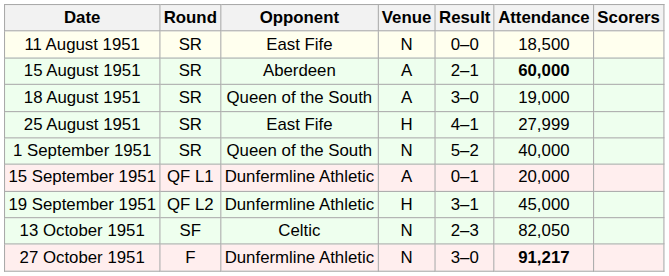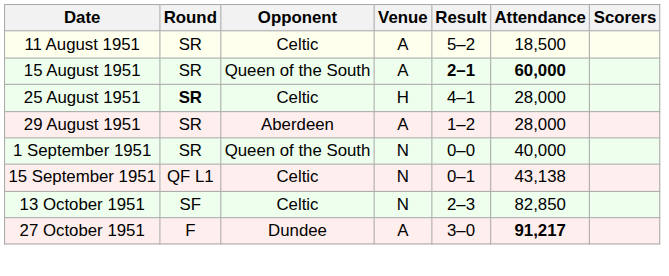(299, 44) East Fife -> (297, 44) Celtic
(407, 44) N -> (403, 44) A
(465, 44) 0–0 -> (461, 44) 5–2
(299, 71) Aberdeen -> (298, 71) Queen of the South
(465, 71) normal -> (461, 71) bold
- row: (82, 97)
(190, 124) normal -> (190, 97) bold
(299, 124) East Fife -> (297, 97) Celtic
(544, 124) 27,999 -> (540, 97) 28,000
+ row: (82, 124)
(465, 151) 5–2 -> (461, 151) 0–0
(299, 177) Dunfermline Athletic -> (297, 177) Celtic
(407, 177) A -> (403, 177) N
(544, 177) 20,000 -> (540, 177) 43,138
- row: (82, 204)
(544, 230) 82,050 -> (540, 204) 82,850
(299, 257) Dunfermline Athletic -> (297, 230) Dundee
(407, 257) N -> (403, 230) A
